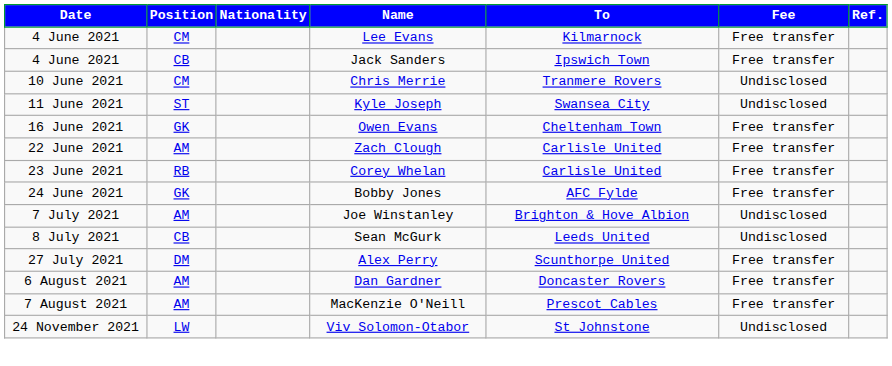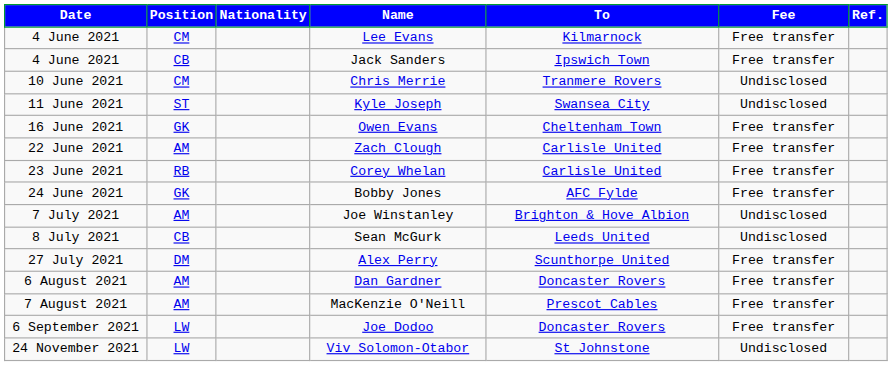+ row: (398, 326)
